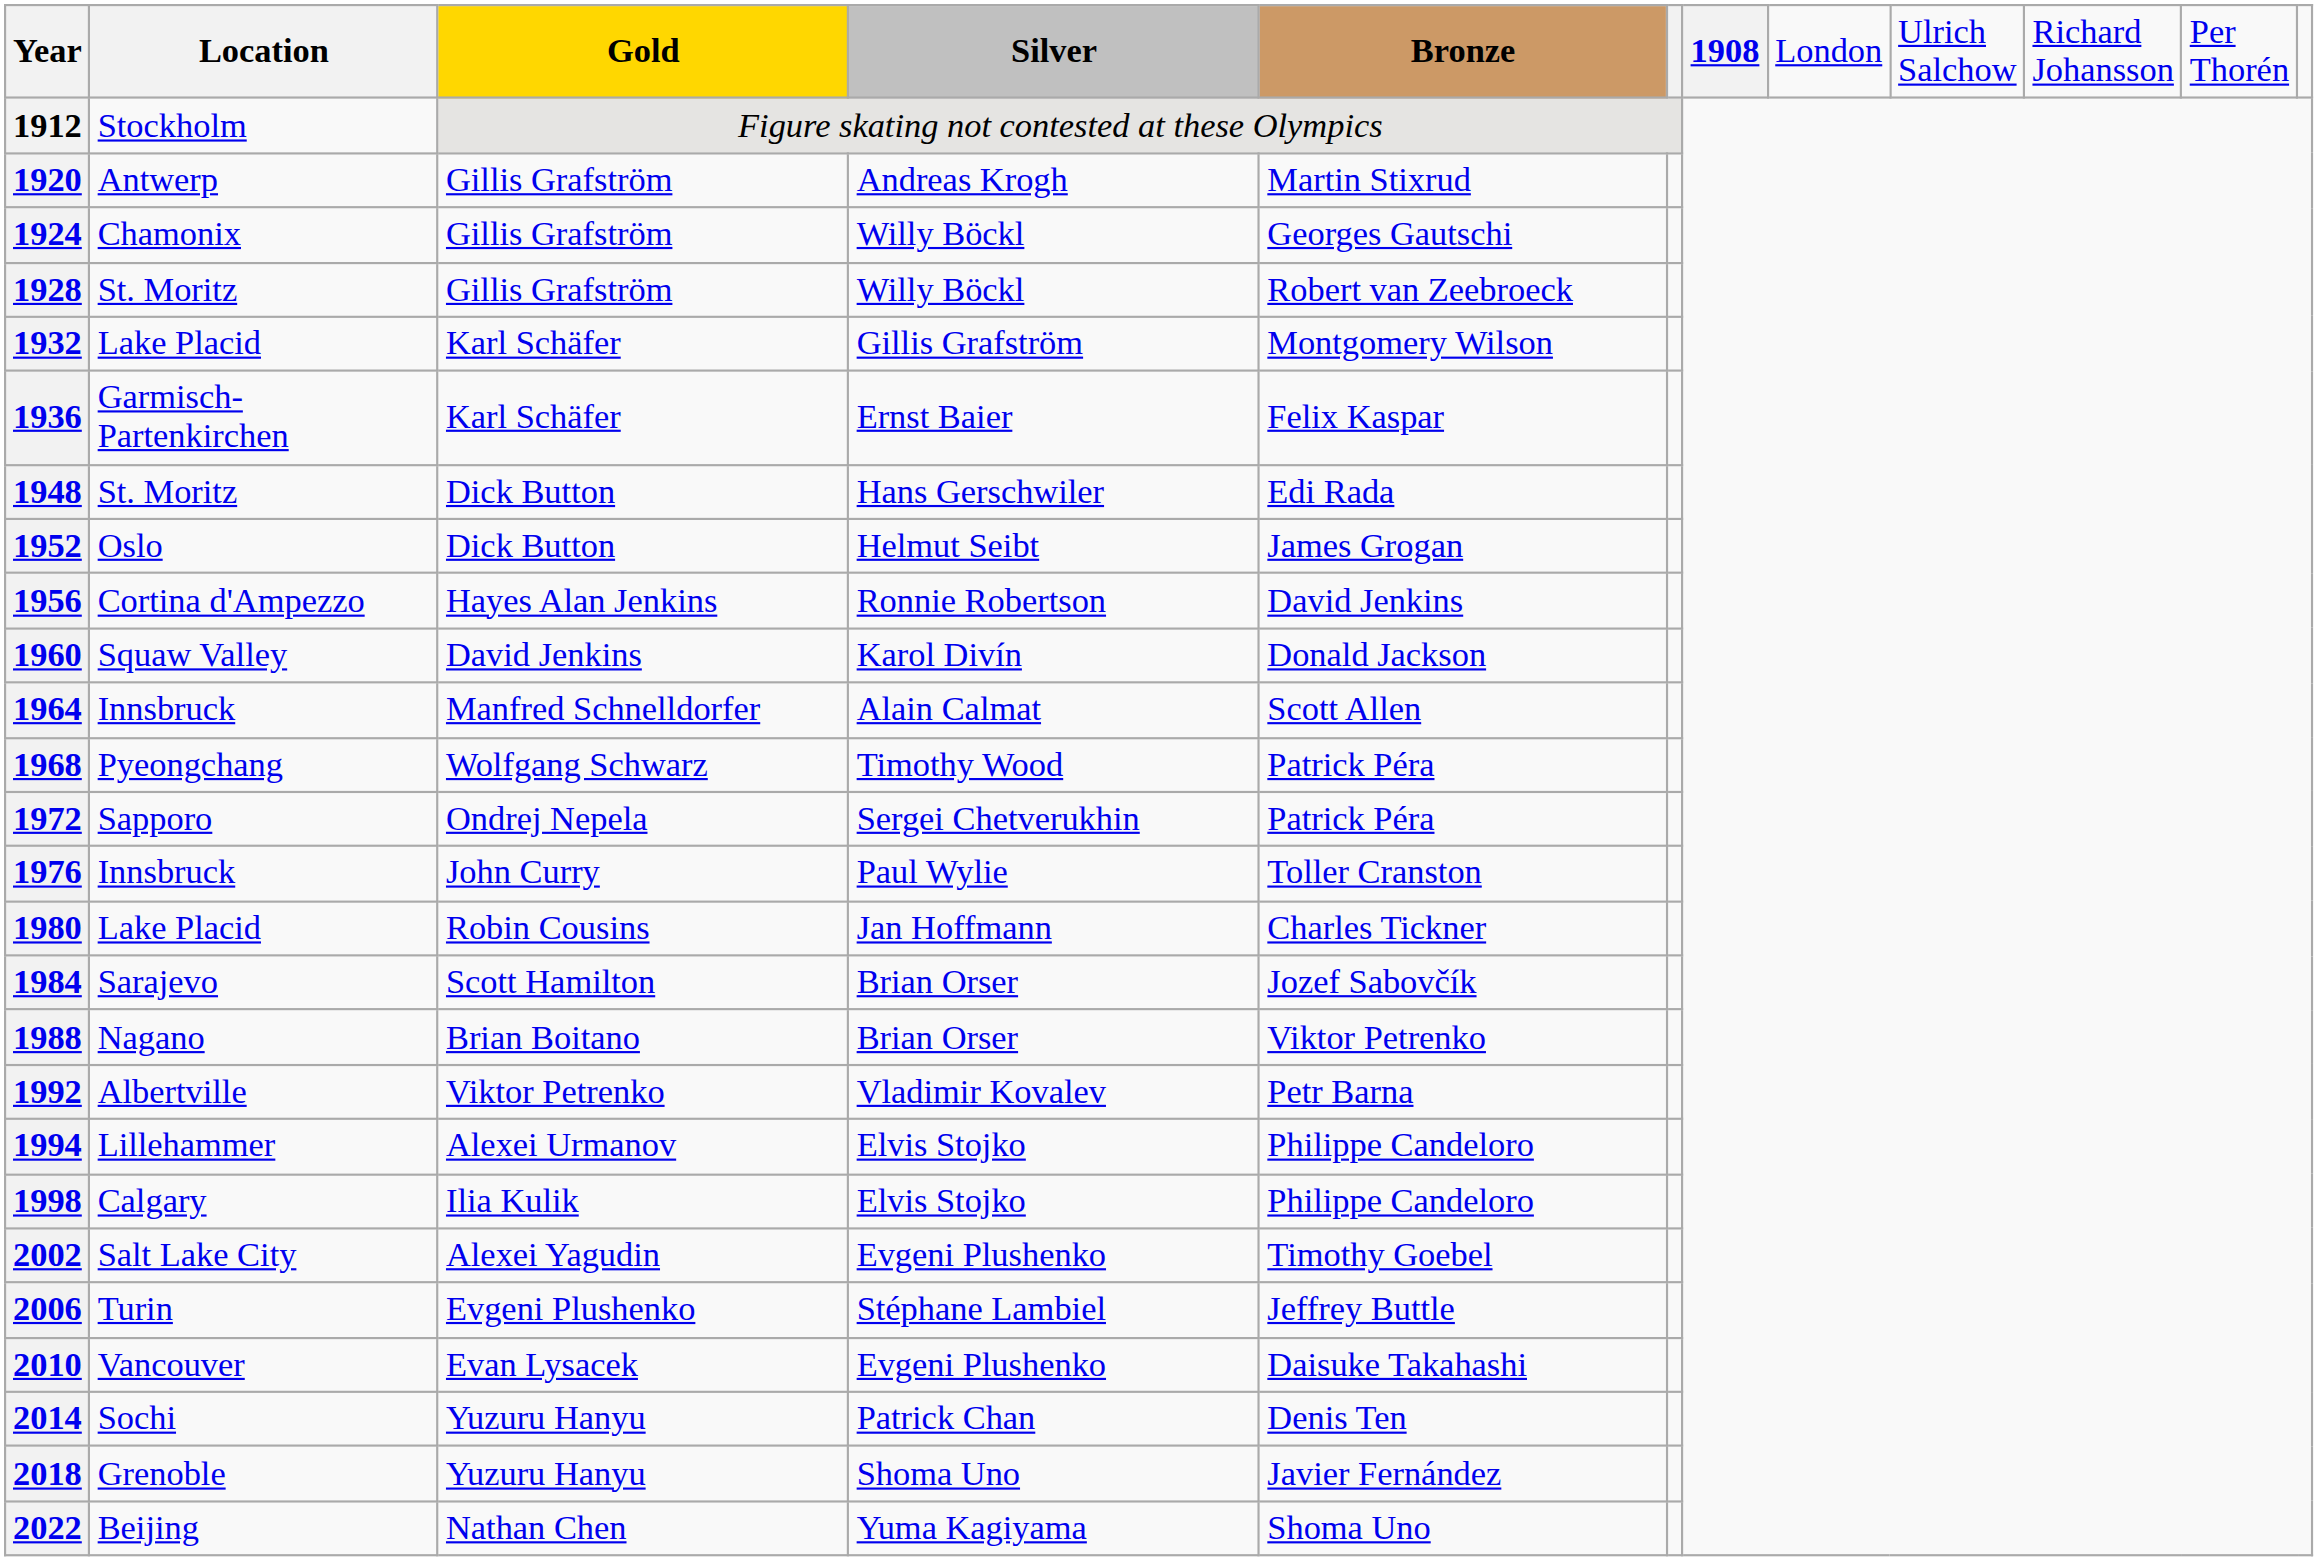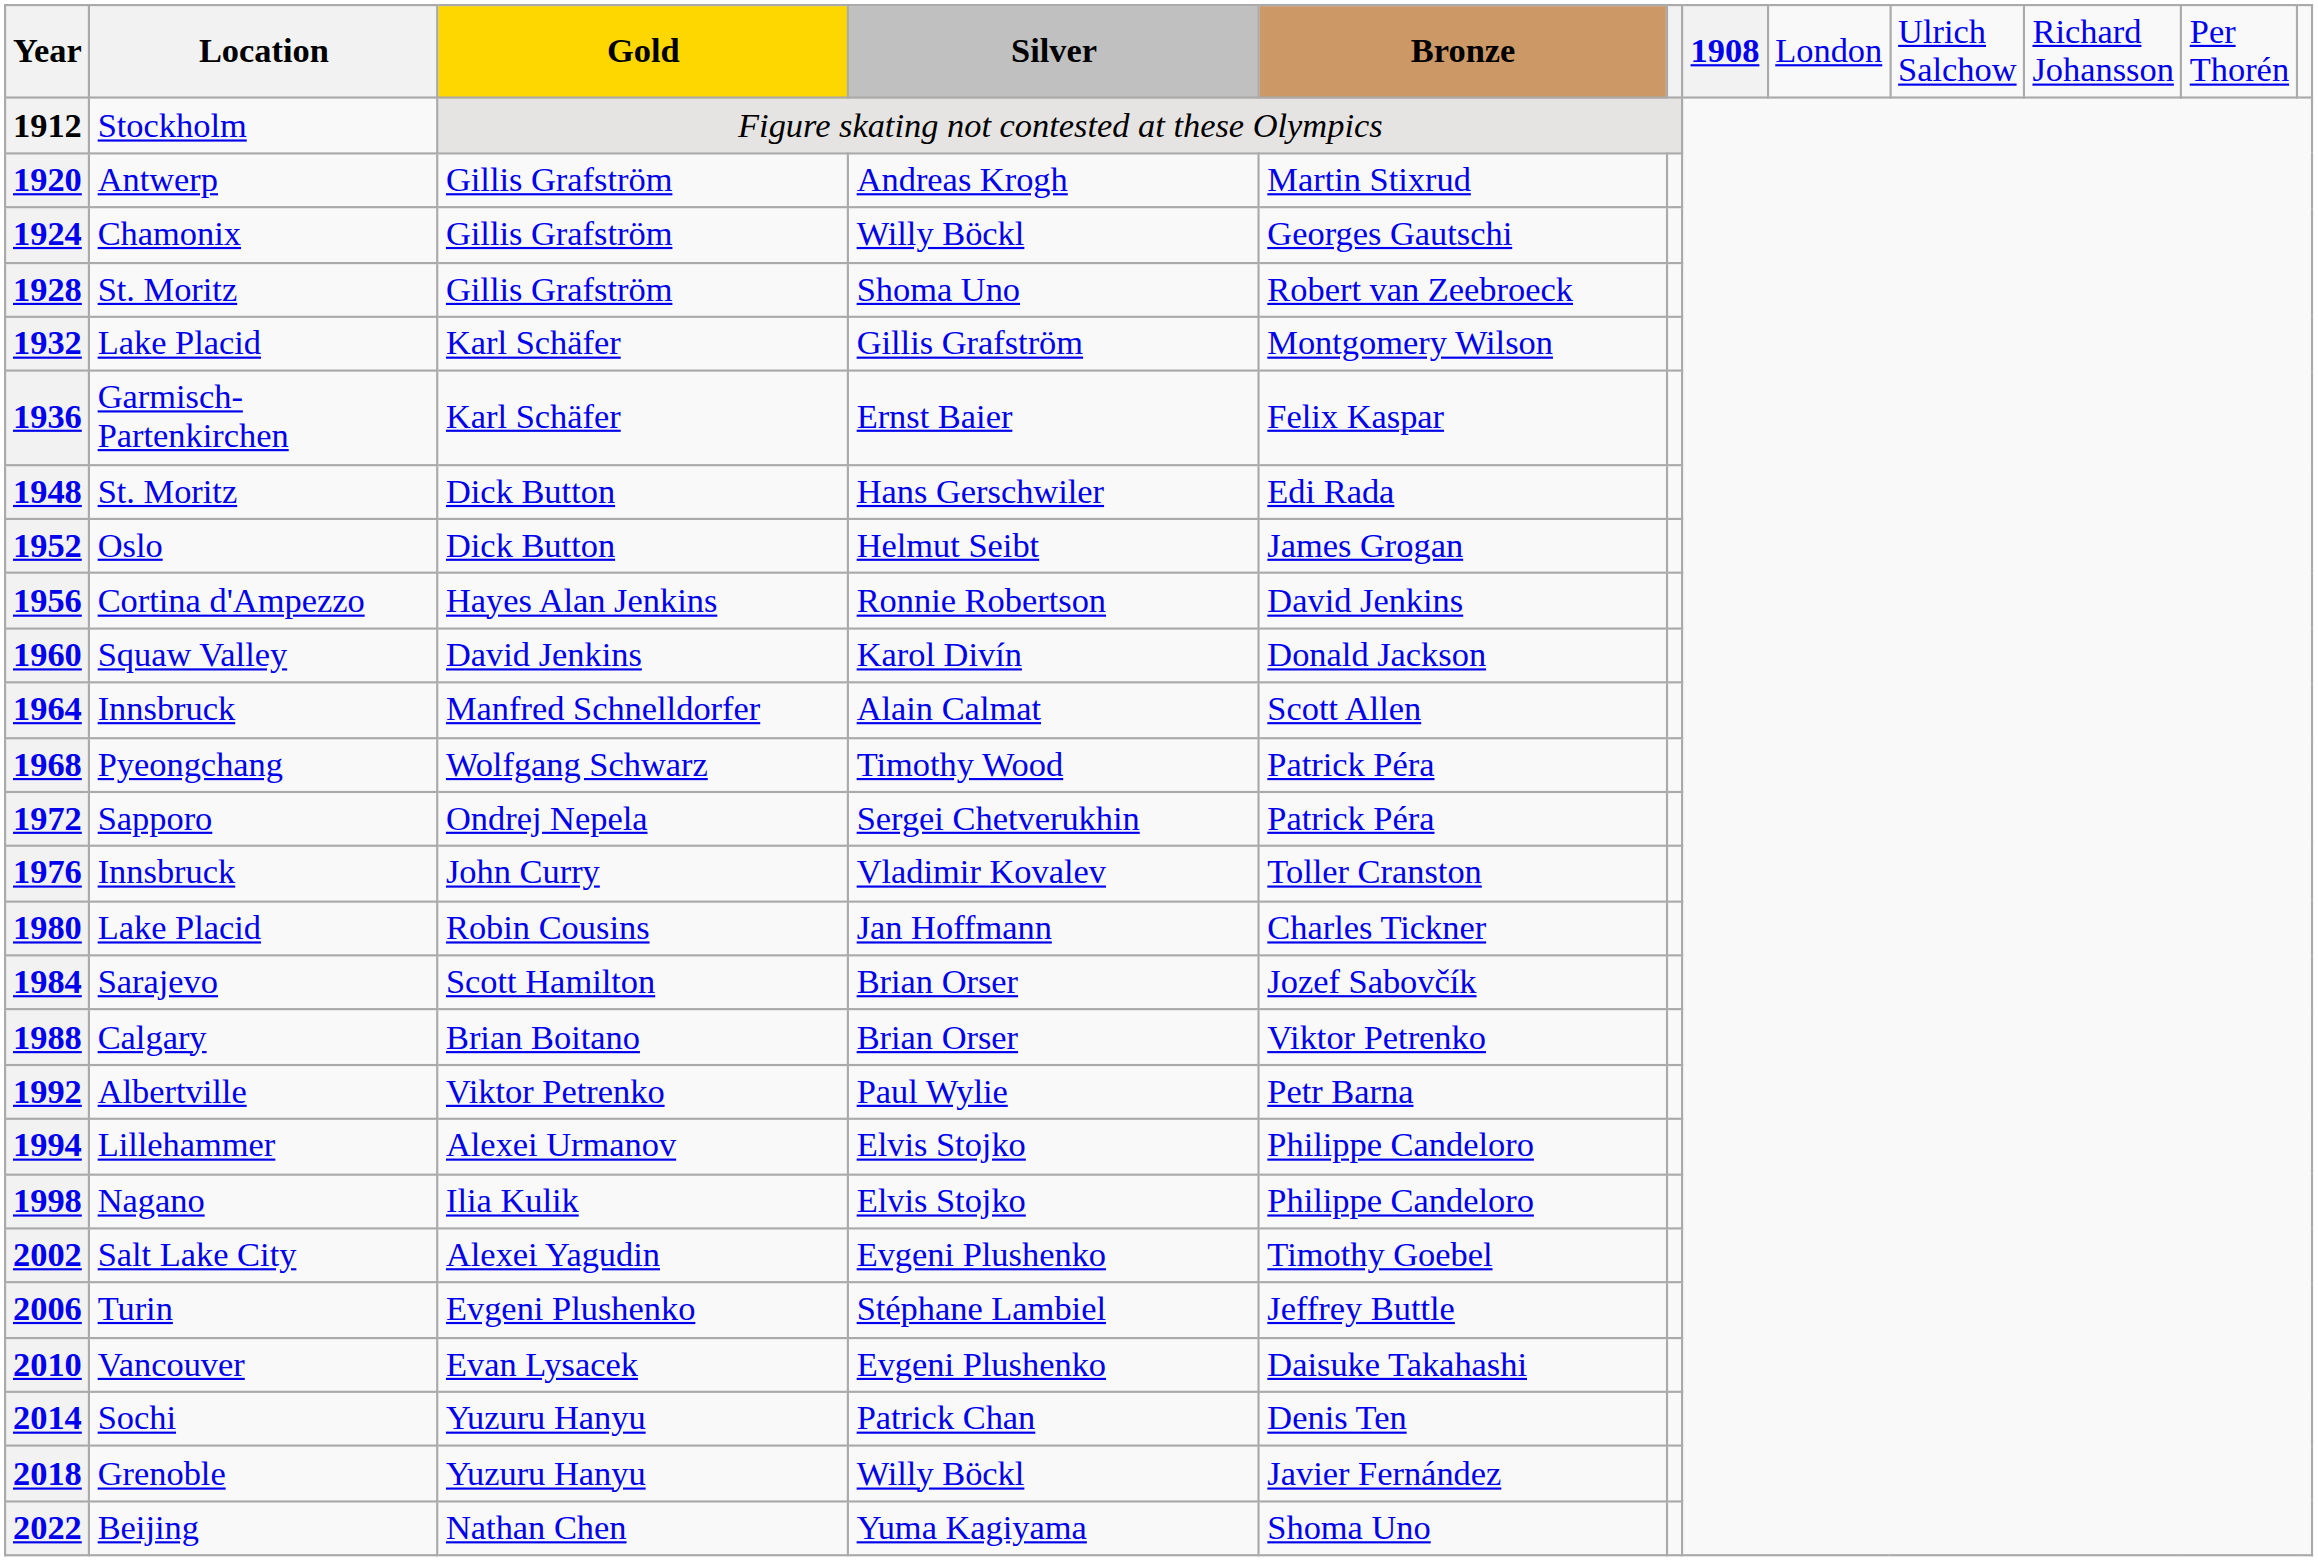(941, 288) Willy Böckl -> (938, 288) Shoma Uno
(932, 872) Paul Wylie -> (981, 872) Vladimir Kovalev
(151, 1036) Nagano -> (152, 1036) Calgary
(981, 1091) Vladimir Kovalev -> (932, 1091) Paul Wylie
(152, 1200) Calgary -> (151, 1200) Nagano
(938, 1473) Shoma Uno -> (941, 1473) Willy Böckl
